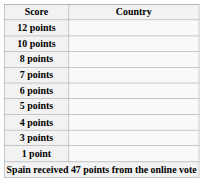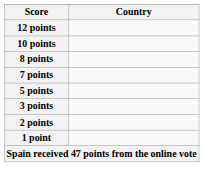- row: (36, 91)
- row: (36, 122)
+ row: (36, 122)
